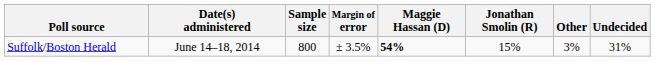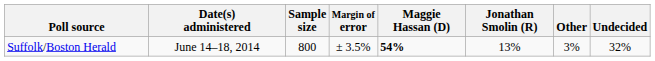(510, 46) 15% -> (510, 46) 13%
(620, 46) 31% -> (620, 46) 32%
